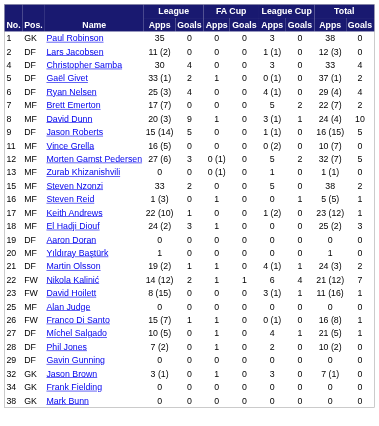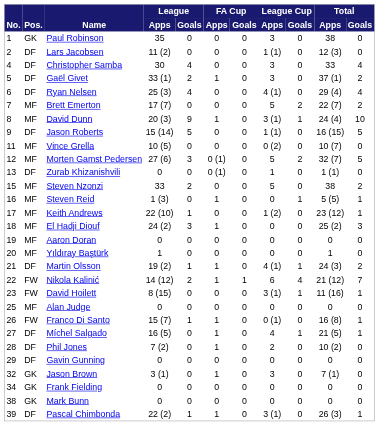(272, 78) 0 (1) -> (272, 78) 3
(160, 146) 16 (5) -> (160, 146) 10 (5)
(31, 172) MF -> (30, 172) DF
(30, 239) DF -> (31, 239) MF
(160, 333) 10 (5) -> (160, 333) 16 (5)
+ row: (83, 414)
